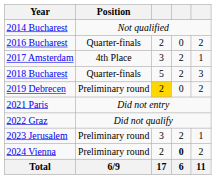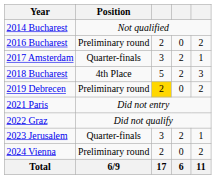(114, 43) Quarter-finals -> (114, 43) Preliminary round
(114, 58) 4th Place -> (114, 58) Quarter-finals
(114, 74) Quarter-finals -> (114, 74) 4th Place
(114, 136) Preliminary round -> (114, 136) Quarter-finals
(181, 151) bold -> (181, 151) normal
